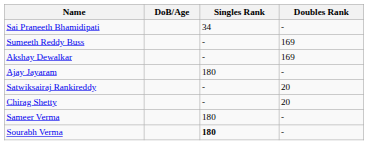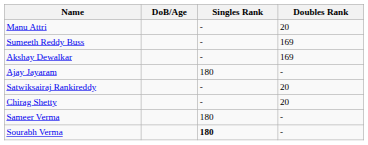+ row: (27, 27)
- row: (53, 27)
